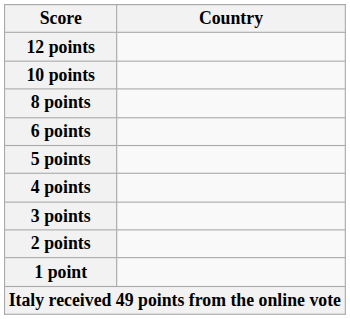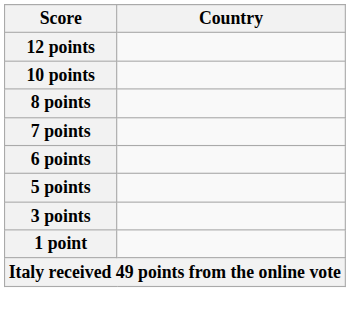+ row: (61, 131)
- row: (61, 187)
- row: (61, 243)
